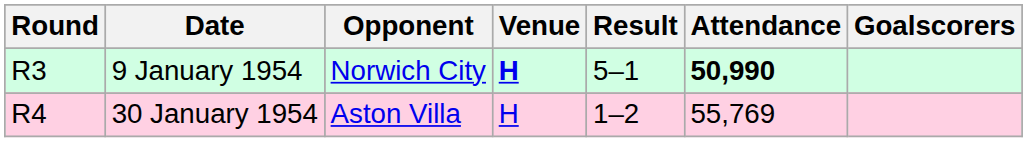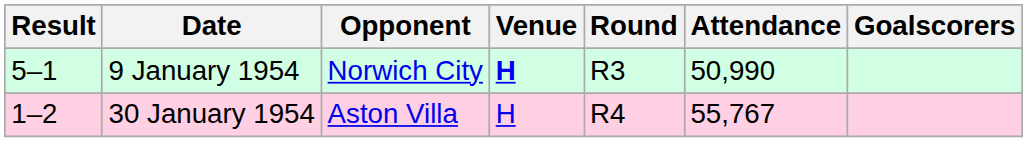columns swapped: (55, 26) <-> (635, 26)
(733, 70) bold -> (733, 70) normal
(733, 114) 55,769 -> (733, 114) 55,767
